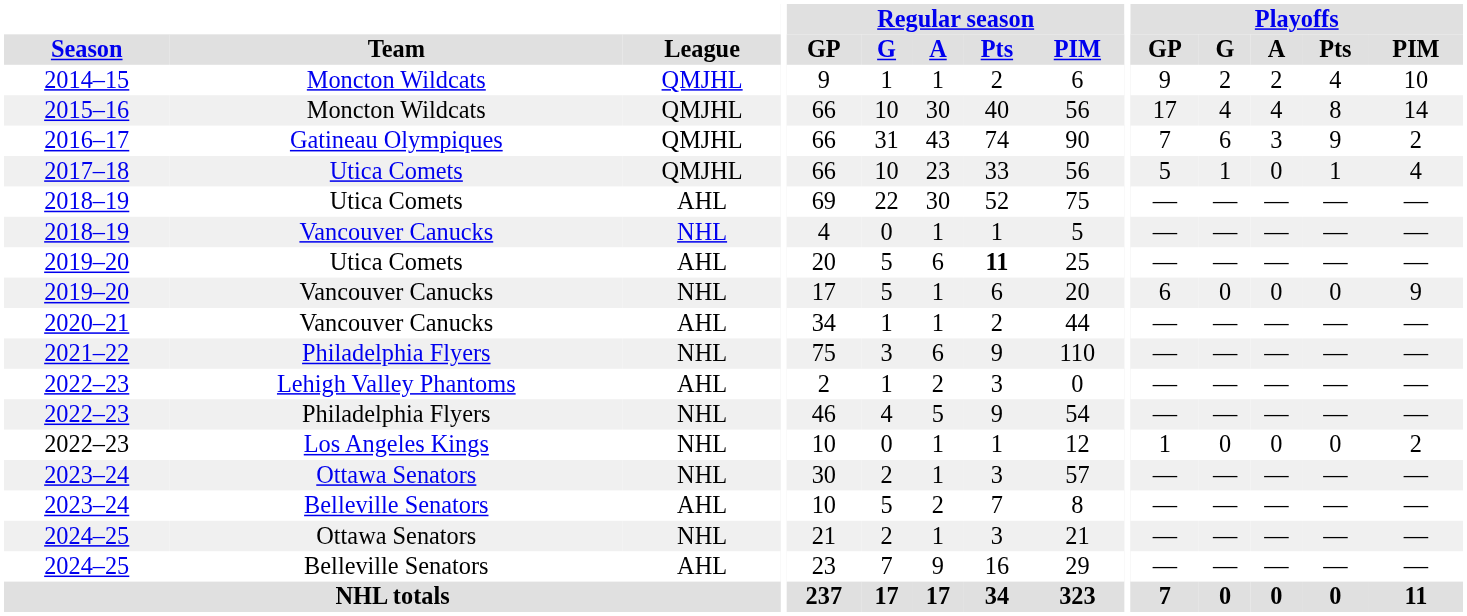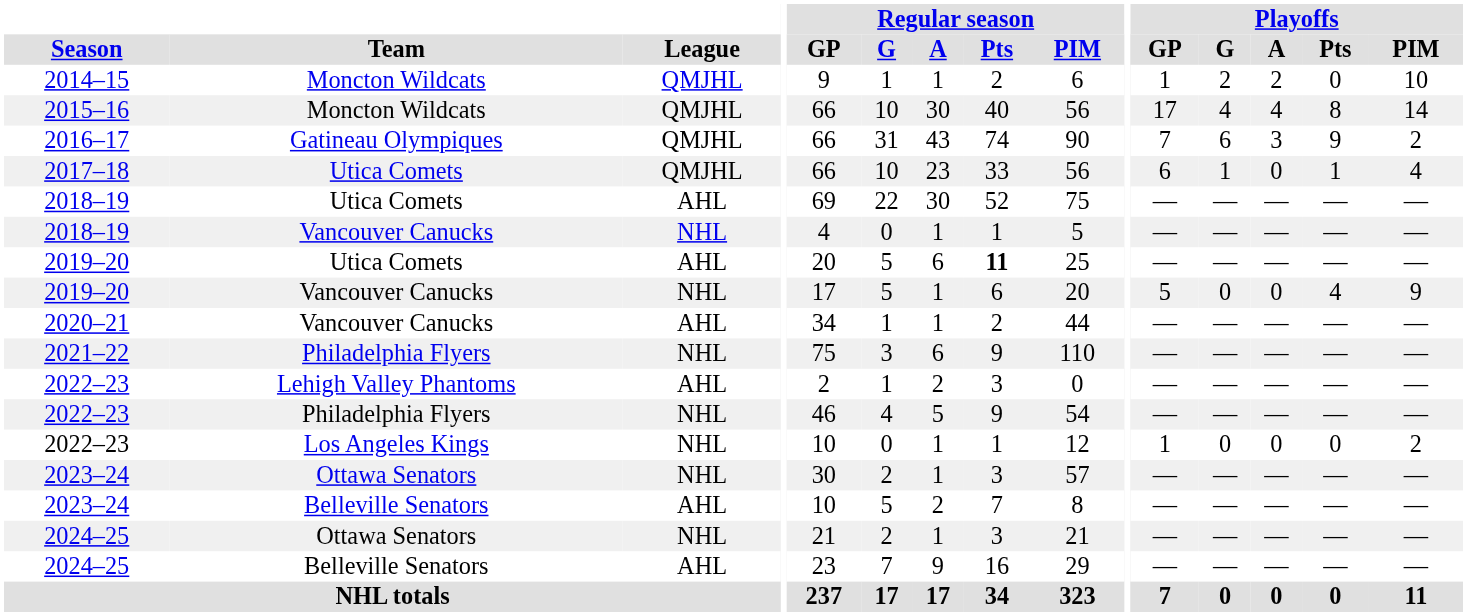(1165, 79) 9 -> (1165, 79) 1
(1335, 79) 4 -> (1335, 79) 0
(1165, 170) 5 -> (1165, 170) 6
(1165, 292) 6 -> (1165, 292) 5
(1335, 292) 0 -> (1335, 292) 4
